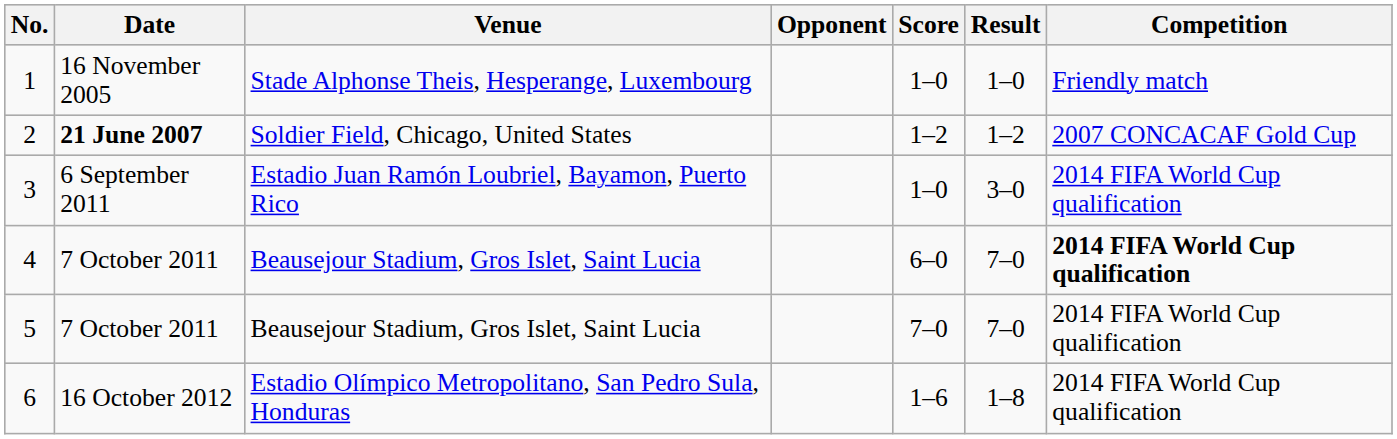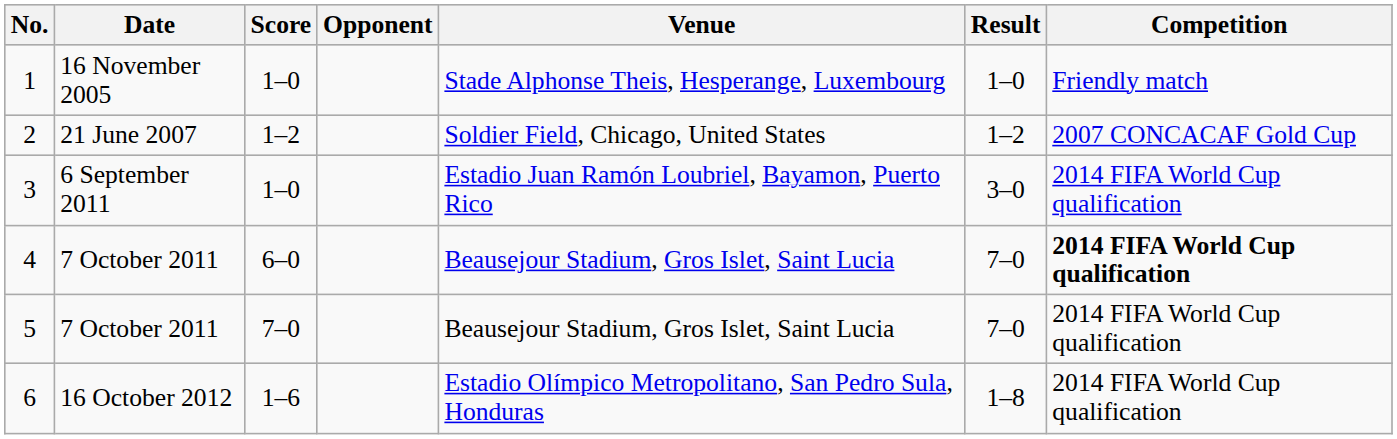columns swapped: (508, 24) <-> (929, 24)
(131, 134) bold -> (128, 134) normal
